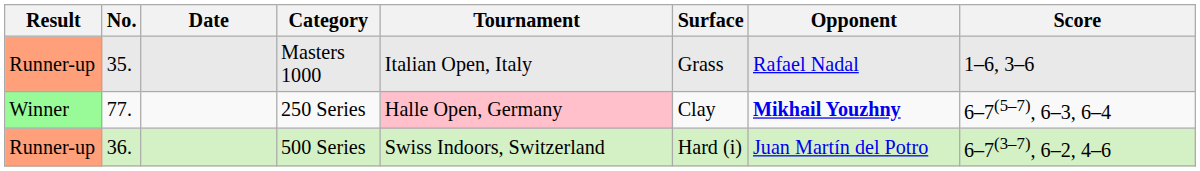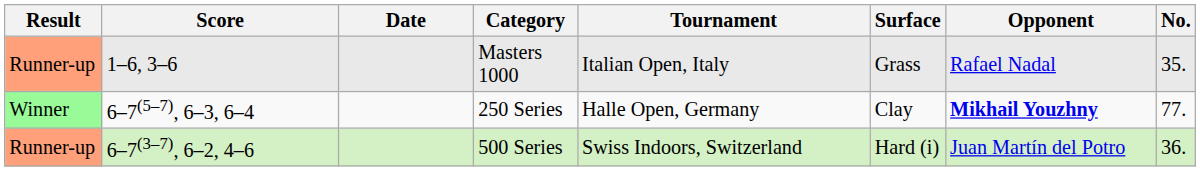columns swapped: (122, 20) <-> (1077, 20)
(474, 109) pink background -> (671, 109) no background
